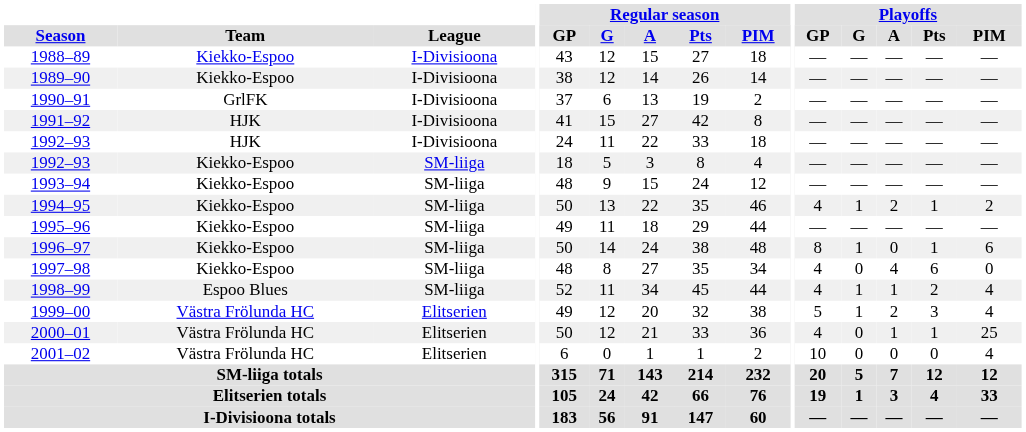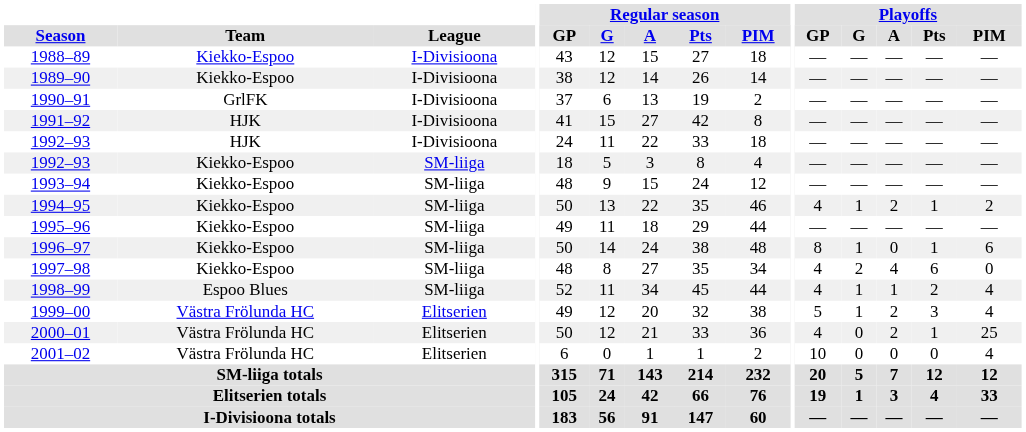(859, 268) 0 -> (859, 268) 2
(894, 332) 1 -> (894, 332) 2
